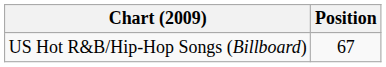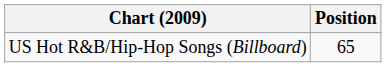(346, 47) 67 -> (346, 47) 65
